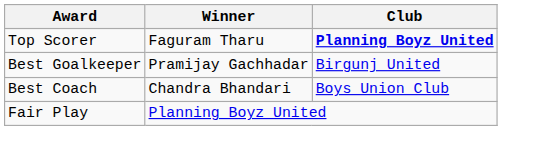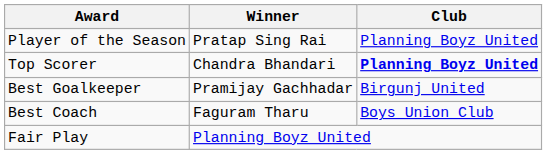+ row: (97, 41)
(206, 41) Faguram Tharu -> (264, 65) Chandra Bhandari
(220, 89) Chandra Bhandari -> (251, 113) Faguram Tharu
